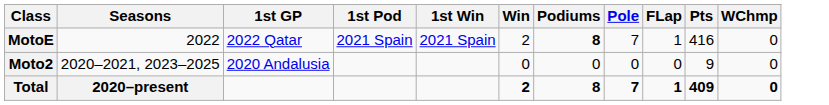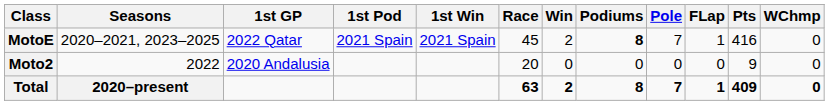+ column: (521, 16)
(203, 40) 2022 -> (140, 40) 2020–2021, 2023–2025
(140, 64) 2020–2021, 2023–2025 -> (203, 64) 2022
